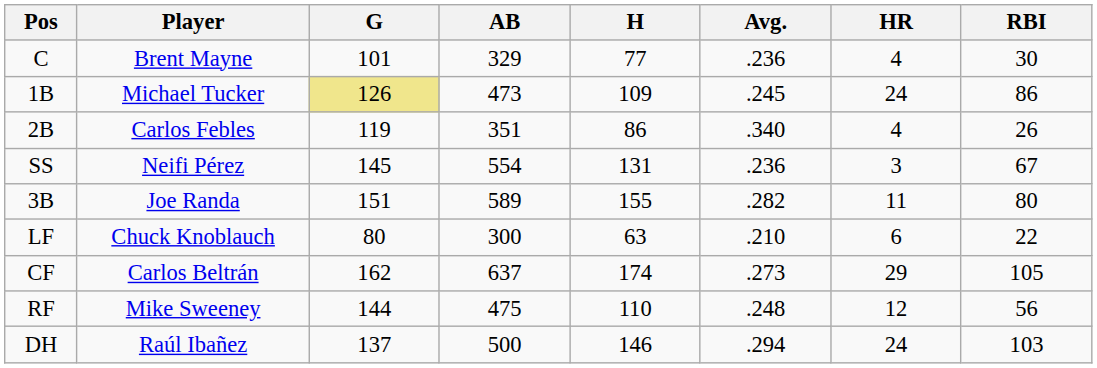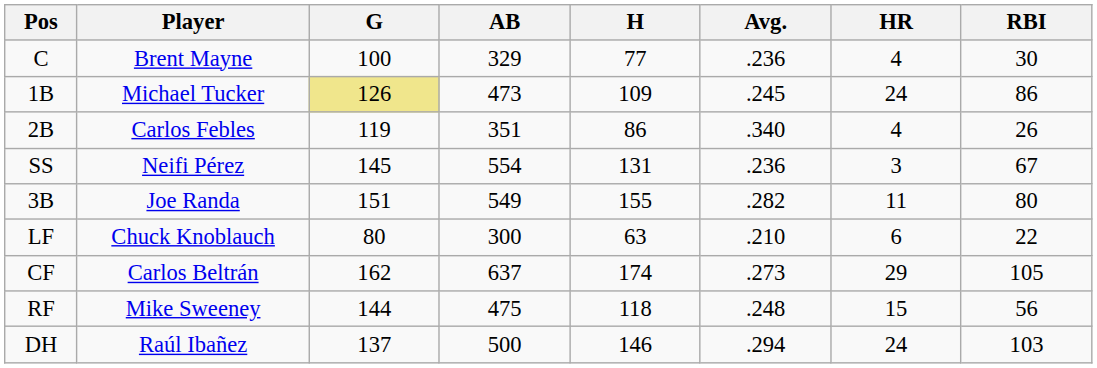(374, 58) 101 -> (374, 58) 100
(505, 201) 589 -> (505, 201) 549
(635, 308) 110 -> (635, 308) 118
(896, 308) 12 -> (896, 308) 15
